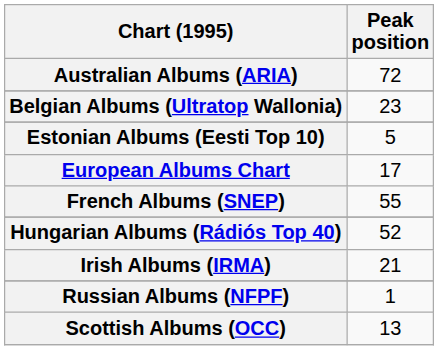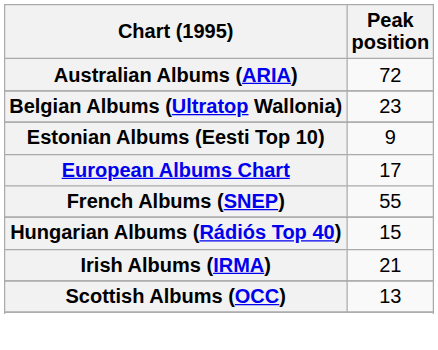(390, 138) 5 -> (390, 138) 9
(390, 233) 52 -> (390, 233) 15
- row: (176, 296)
